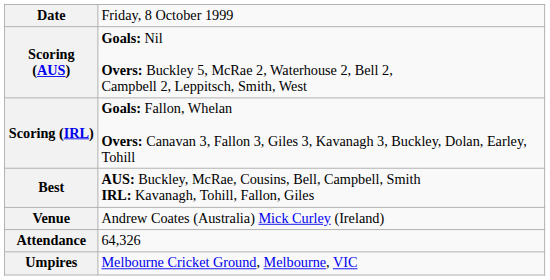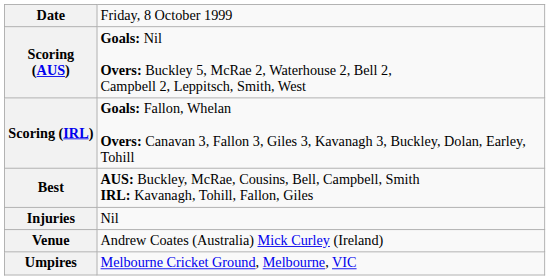+ row: (51, 218)
- row: (51, 240)
